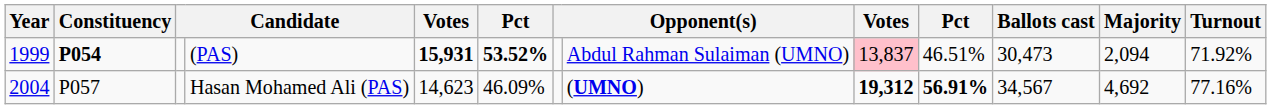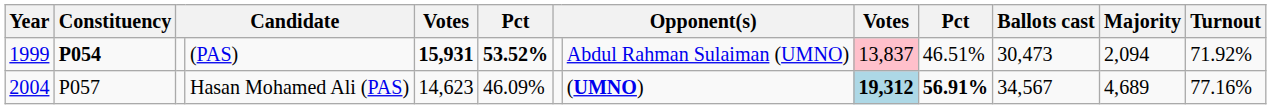(886, 87) no background -> (886, 87) lightblue background
(1127, 87) 4,692 -> (1127, 87) 4,689
